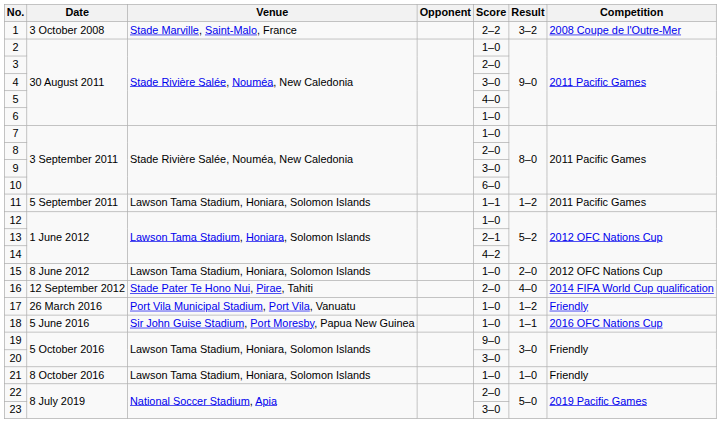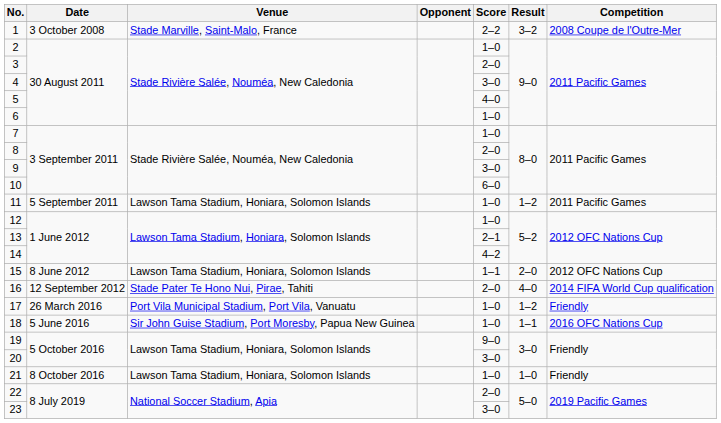(491, 202) 1–1 -> (491, 202) 1–0
(491, 271) 1–0 -> (491, 271) 1–1
